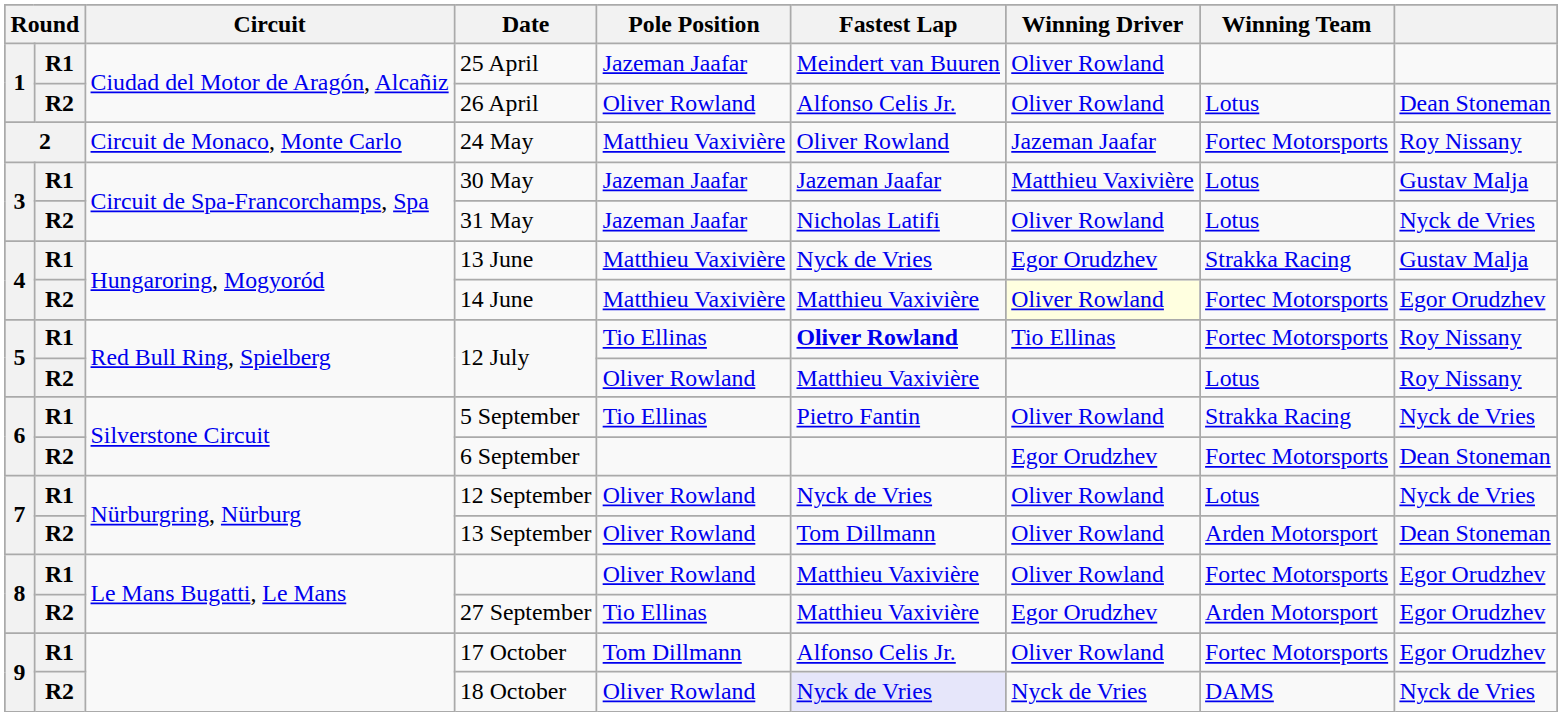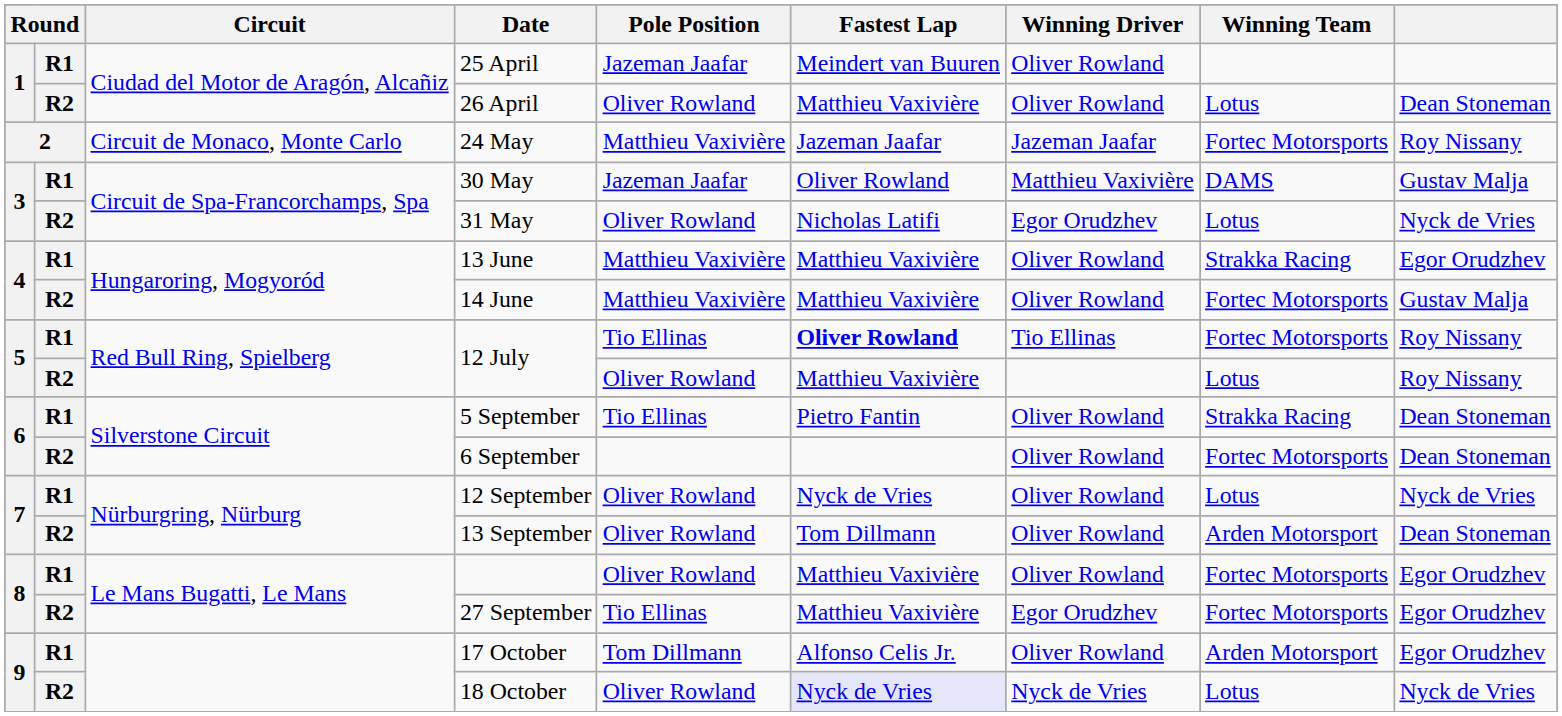(876, 102) Alfonso Celis Jr. -> (888, 102) Matthieu Vaxivière
(873, 141) Oliver Rowland -> (869, 141) Jazeman Jaafar
(869, 180) Jazeman Jaafar -> (873, 180) Oliver Rowland
(1232, 180) Lotus -> (1239, 180) DAMS
(675, 220) Jazeman Jaafar -> (679, 220) Oliver Rowland
(1088, 220) Oliver Rowland -> (1084, 220) Egor Orudzhev
(864, 259) Nyck de Vries -> (888, 259) Matthieu Vaxivière
(1084, 259) Egor Orudzhev -> (1088, 259) Oliver Rowland
(1464, 259) Gustav Malja -> (1472, 259) Egor Orudzhev
(1088, 298) lightyellow background -> (1088, 298) no background
(1472, 298) Egor Orudzhev -> (1464, 298) Gustav Malja
(1467, 416) Nyck de Vries -> (1475, 416) Dean Stoneman
(1084, 455) Egor Orudzhev -> (1088, 455) Oliver Rowland
(1291, 612) Arden Motorsport -> (1297, 612) Fortec Motorsports
(1297, 651) Fortec Motorsports -> (1291, 651) Arden Motorsport
(1239, 691) DAMS -> (1232, 691) Lotus
